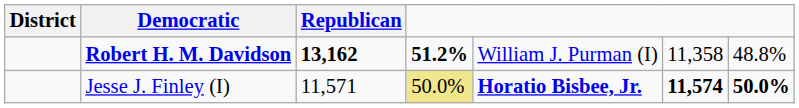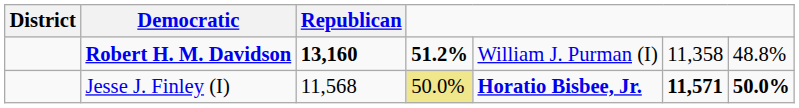(329, 53) 13,162 -> (329, 53) 13,160
(329, 86) 11,571 -> (329, 86) 11,568
(695, 86) 11,574 -> (695, 86) 11,571
